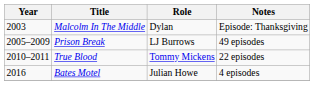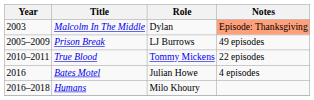(263, 27) no background -> (263, 27) lightsalmon background
+ row: (70, 88)
